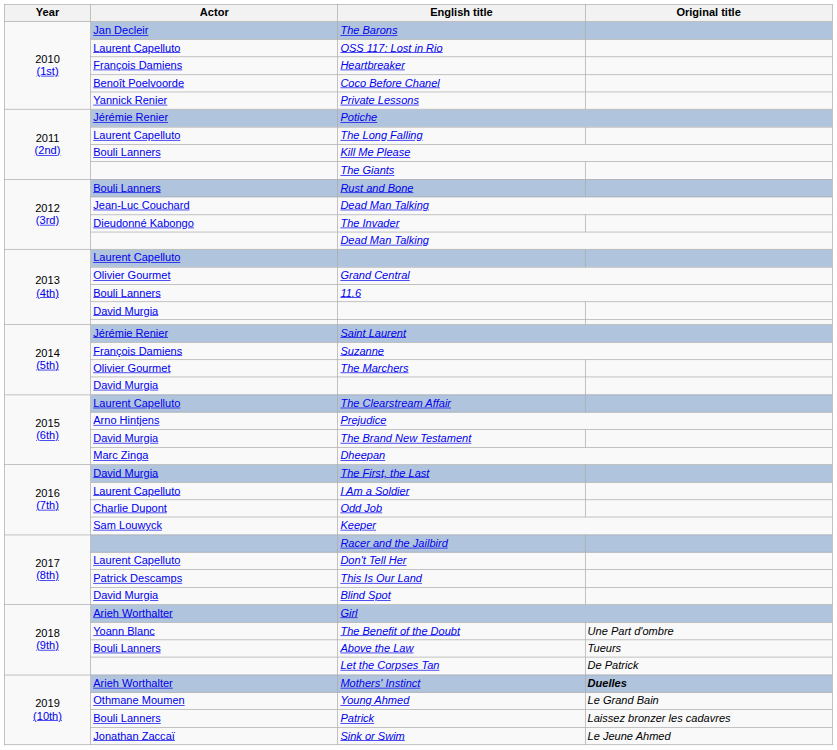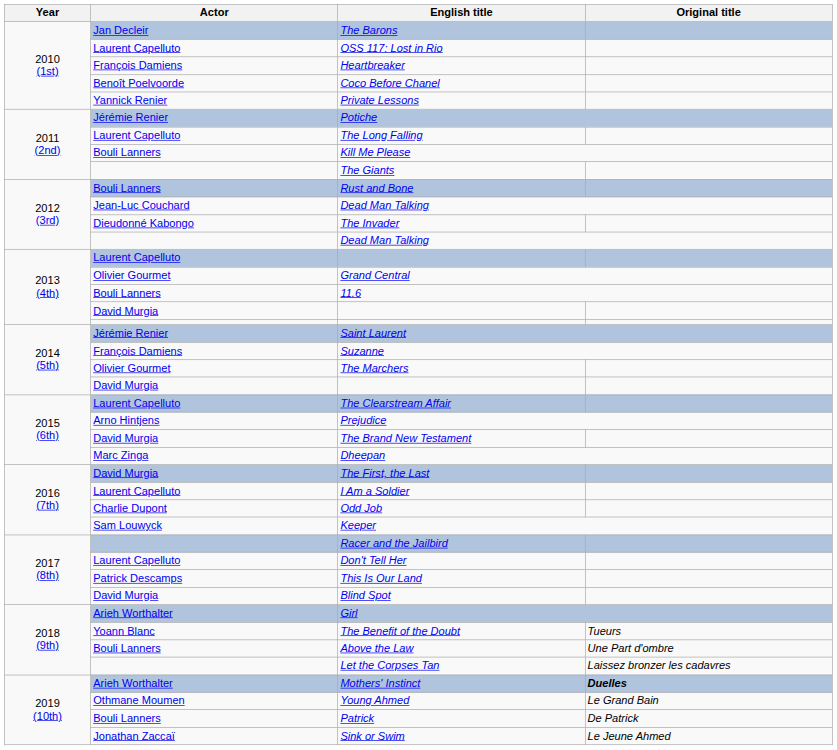(631, 631) Une Part d'ombre -> (604, 631) Tueurs
(604, 648) Tueurs -> (631, 648) Une Part d'ombre
(613, 666) De Patrick -> (659, 666) Laissez bronzer les cadavres
(659, 718) Laissez bronzer les cadavres -> (613, 718) De Patrick
